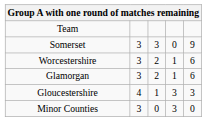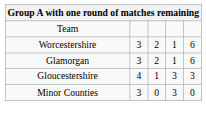- row: (68, 44)
